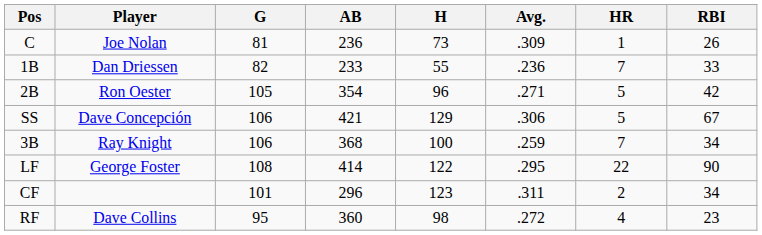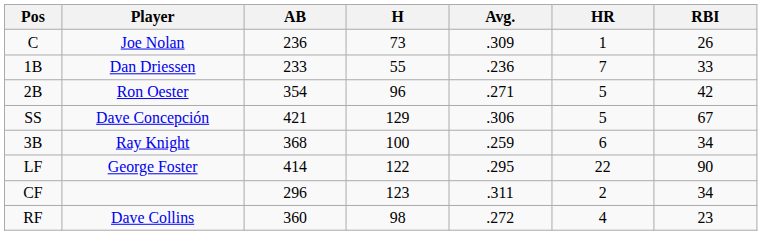- column: (260, 17)
(621, 142) 7 -> (603, 142) 6
